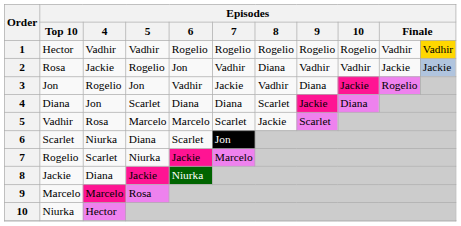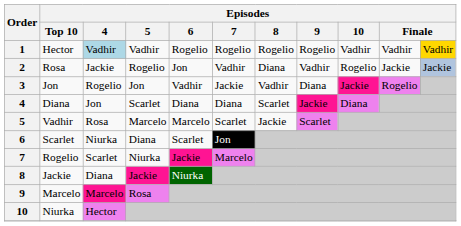(101, 49) no background -> (101, 49) lightblue background
(358, 49) Rogelio -> (356, 49) Vadhir
(356, 67) Vadhir -> (358, 67) Rogelio
